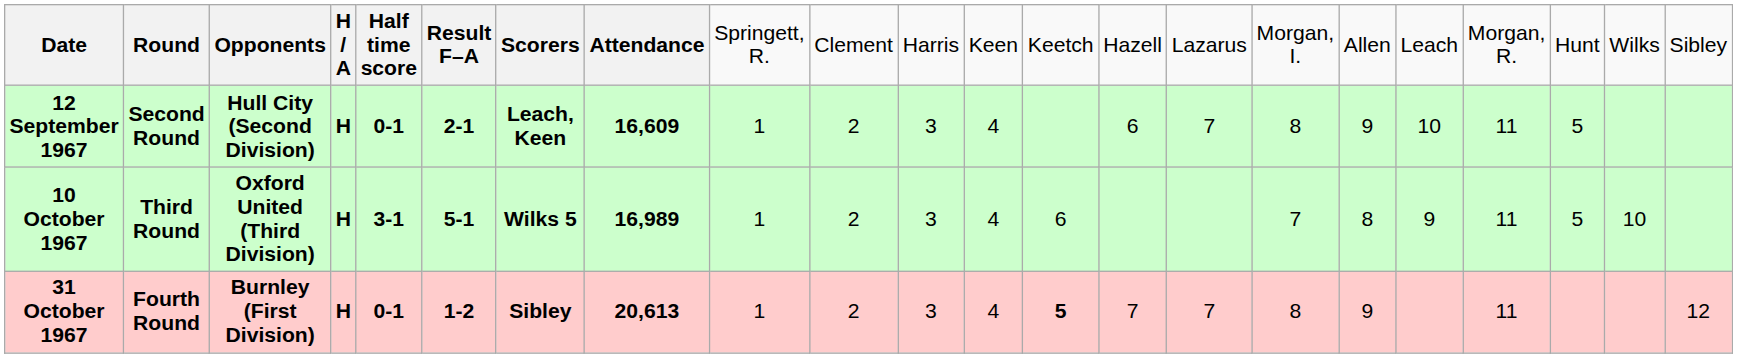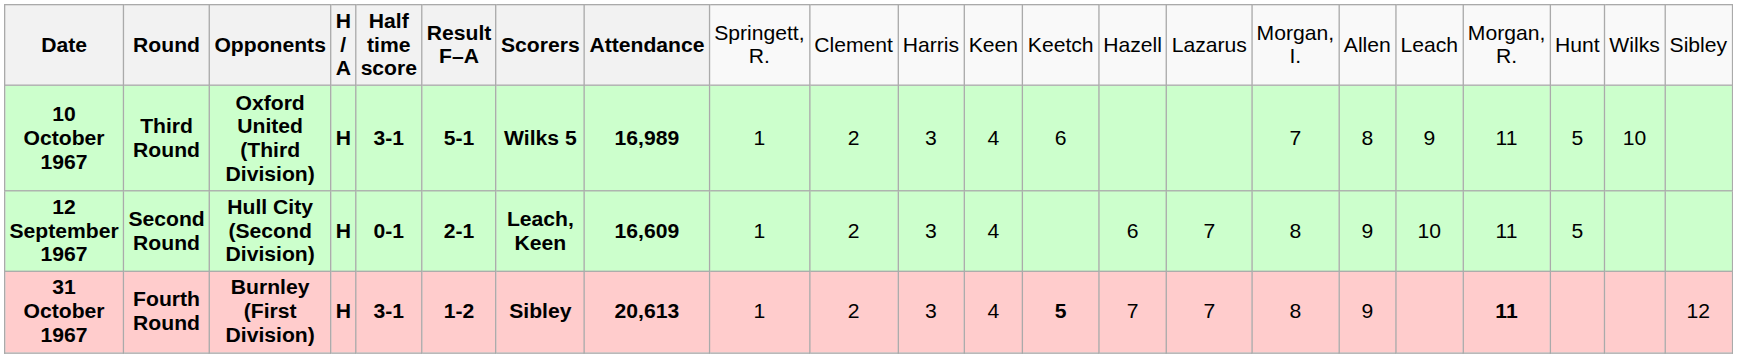rows swapped: (64, 126) <-> (64, 218)
(389, 311) 0-1 -> (389, 311) 3-1
(1507, 311) normal -> (1507, 311) bold
